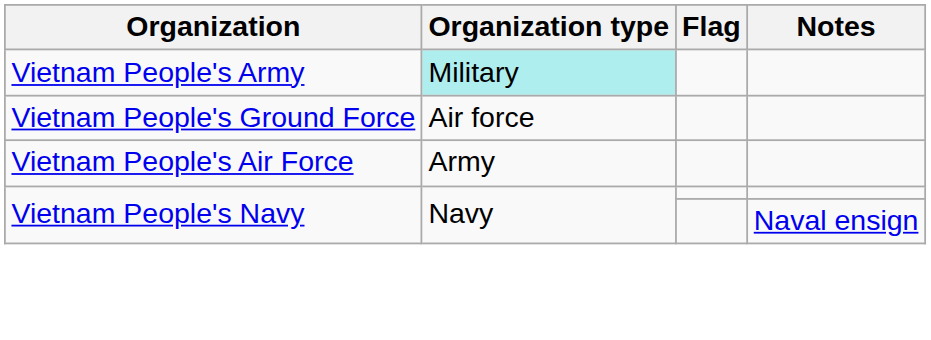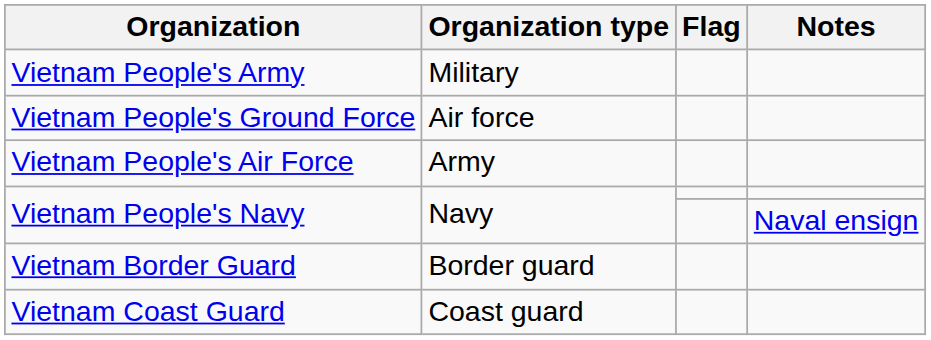(474, 72) paleturquoise background -> (474, 72) no background
+ row: (154, 266)
+ row: (148, 311)
